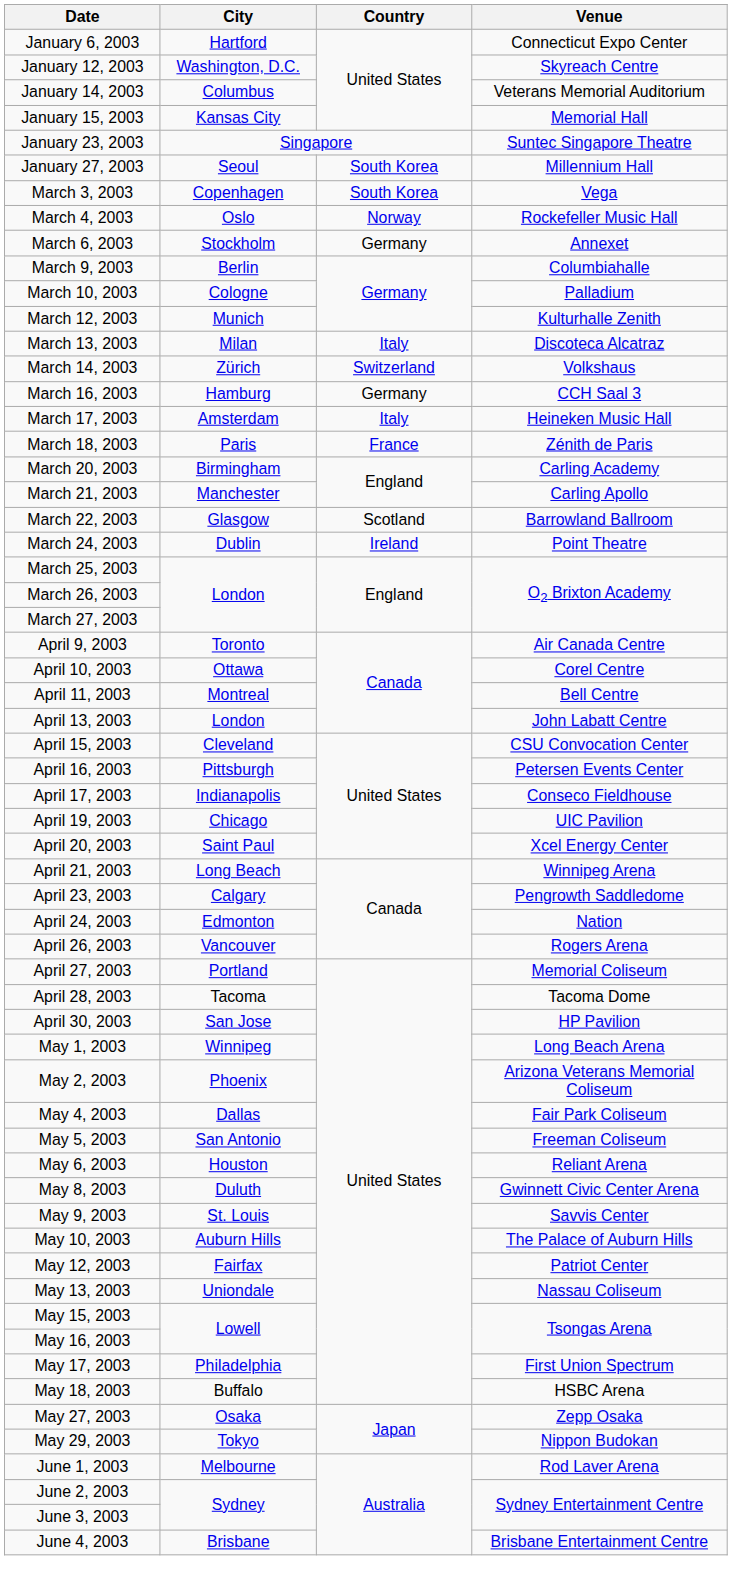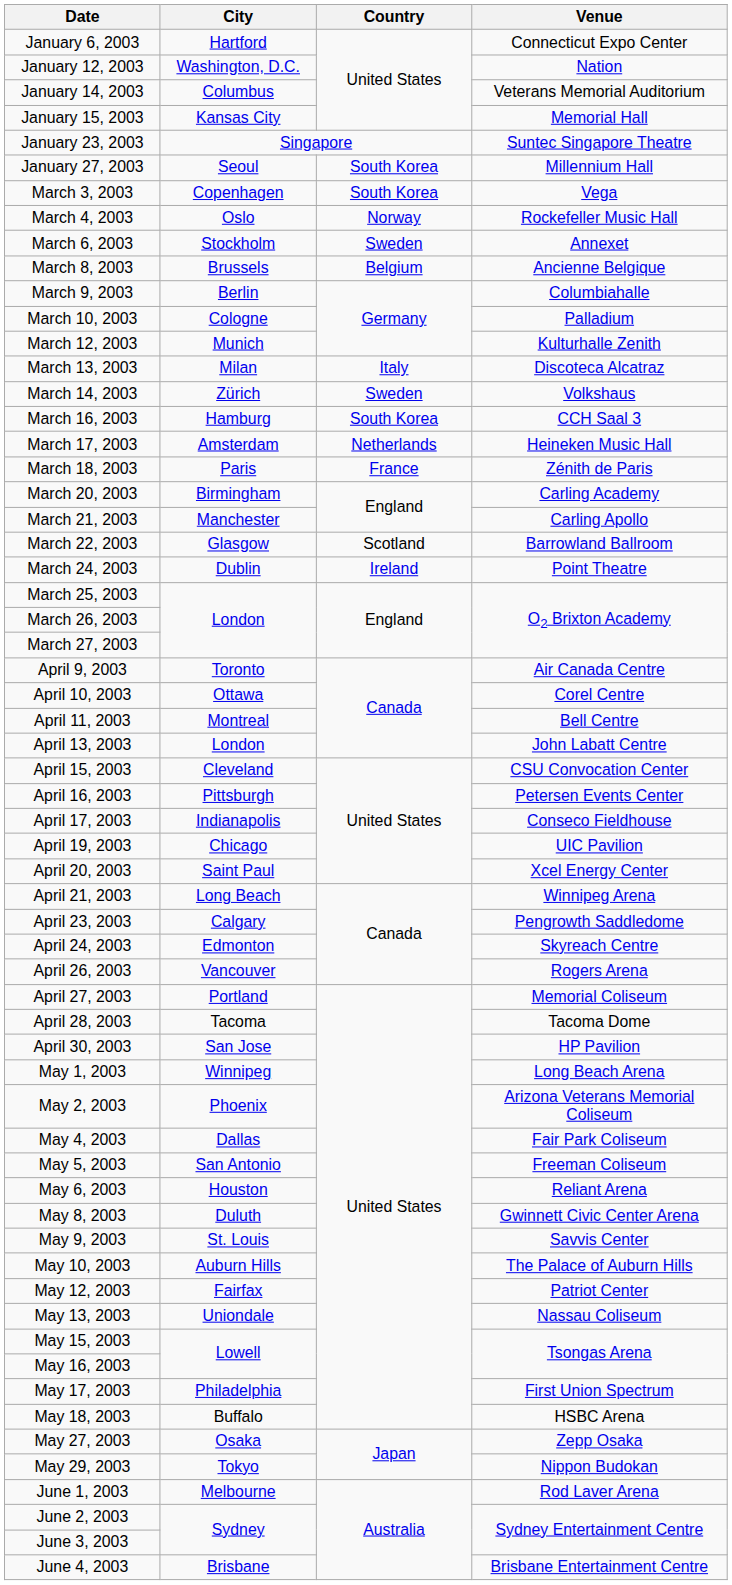(599, 67) Skyreach Centre -> (599, 67) Nation
(394, 243) Germany -> (394, 243) Sweden
+ row: (82, 268)
(394, 368) Switzerland -> (394, 393) Sweden
(394, 393) Germany -> (394, 419) South Korea
(394, 419) Italy -> (394, 444) Netherlands
(599, 921) Nation -> (599, 946) Skyreach Centre
